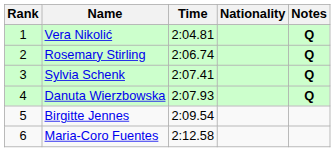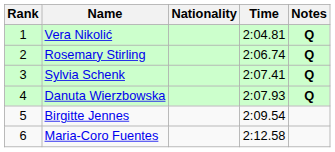columns swapped: (253, 14) <-> (193, 14)
